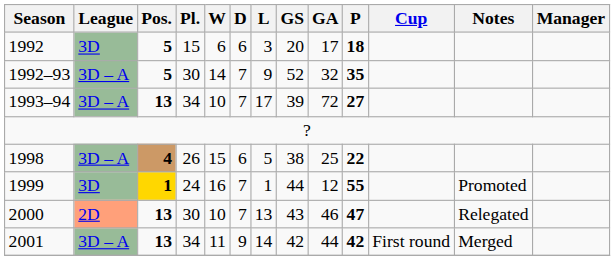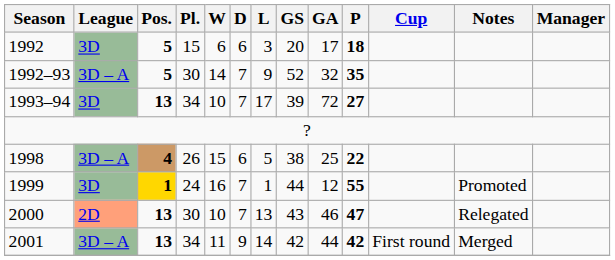(104, 102) 3D – A -> (89, 102) 3D
